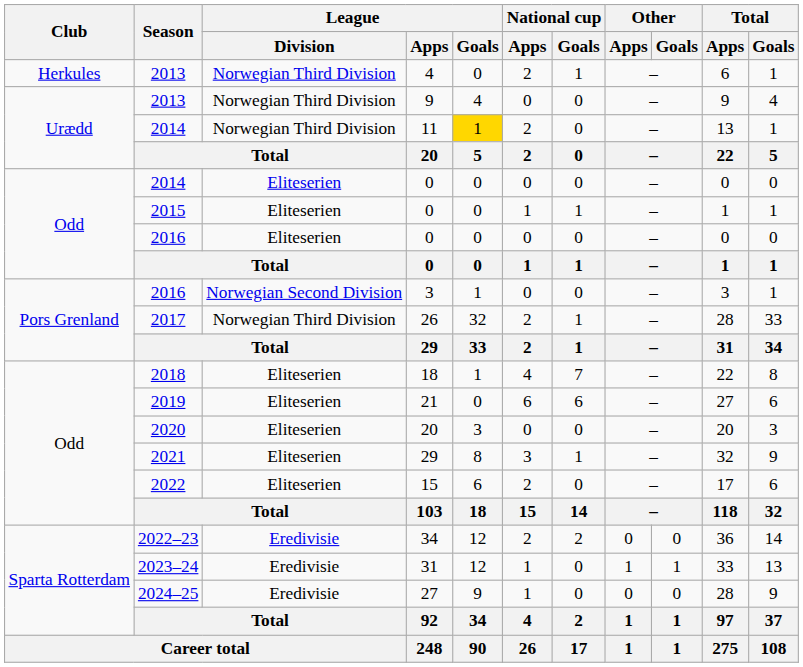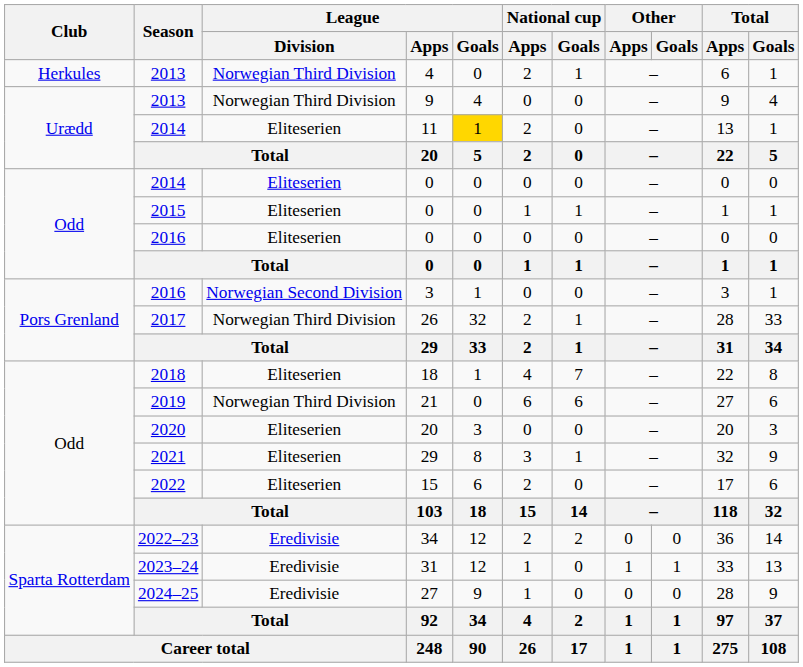(304, 127) Norwegian Third Division -> (304, 127) Eliteserien
(304, 401) Eliteserien -> (304, 401) Norwegian Third Division
